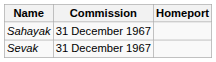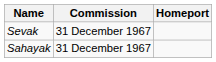rows swapped: (29, 31) <-> (22, 48)
